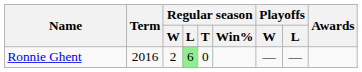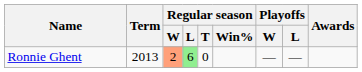(145, 57) 2016 -> (145, 57) 2013
(173, 57) no background -> (173, 57) lightsalmon background
